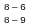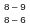rows swapped: (15, 20) <-> (15, 6)
